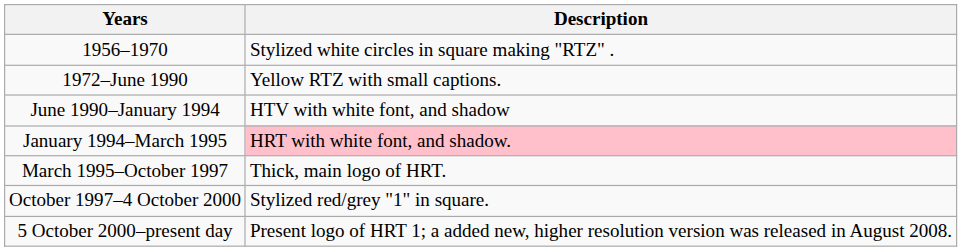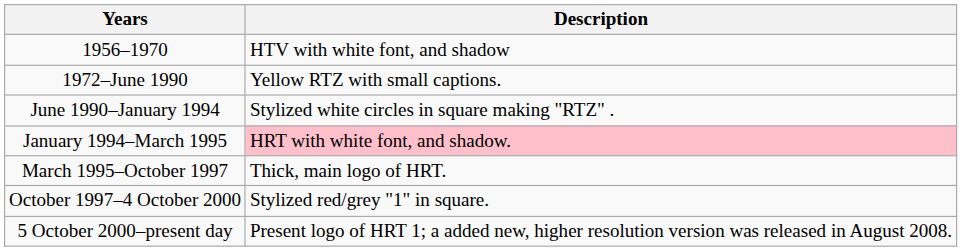(432, 49) Stylized white circles in square making "RTZ" . -> (380, 49) HTV with white font, and shadow
(380, 110) HTV with white font, and shadow -> (432, 110) Stylized white circles in square making "RTZ" .
